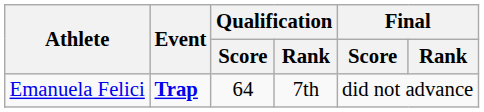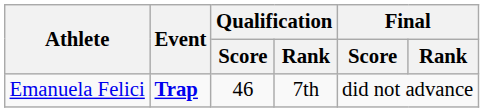(243, 90) 64 -> (243, 90) 46
